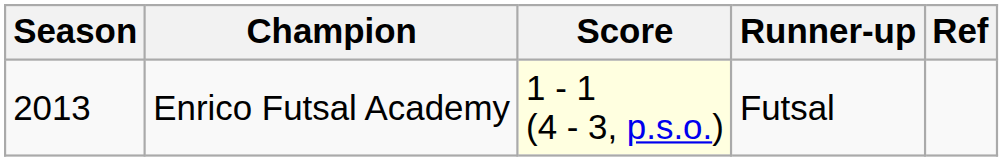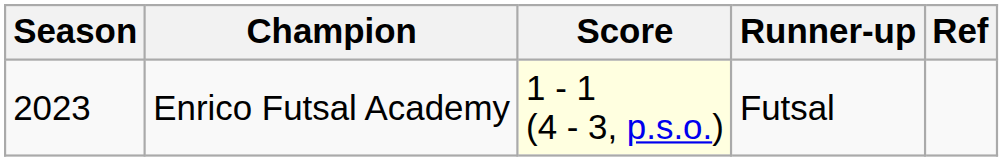(52, 107) 2013 -> (52, 107) 2023
